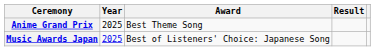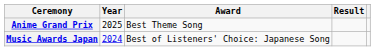(112, 39) 2025 -> (112, 39) 2024
